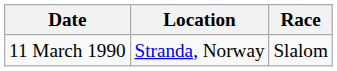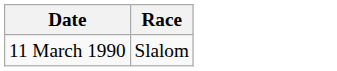- column: (200, 19)
